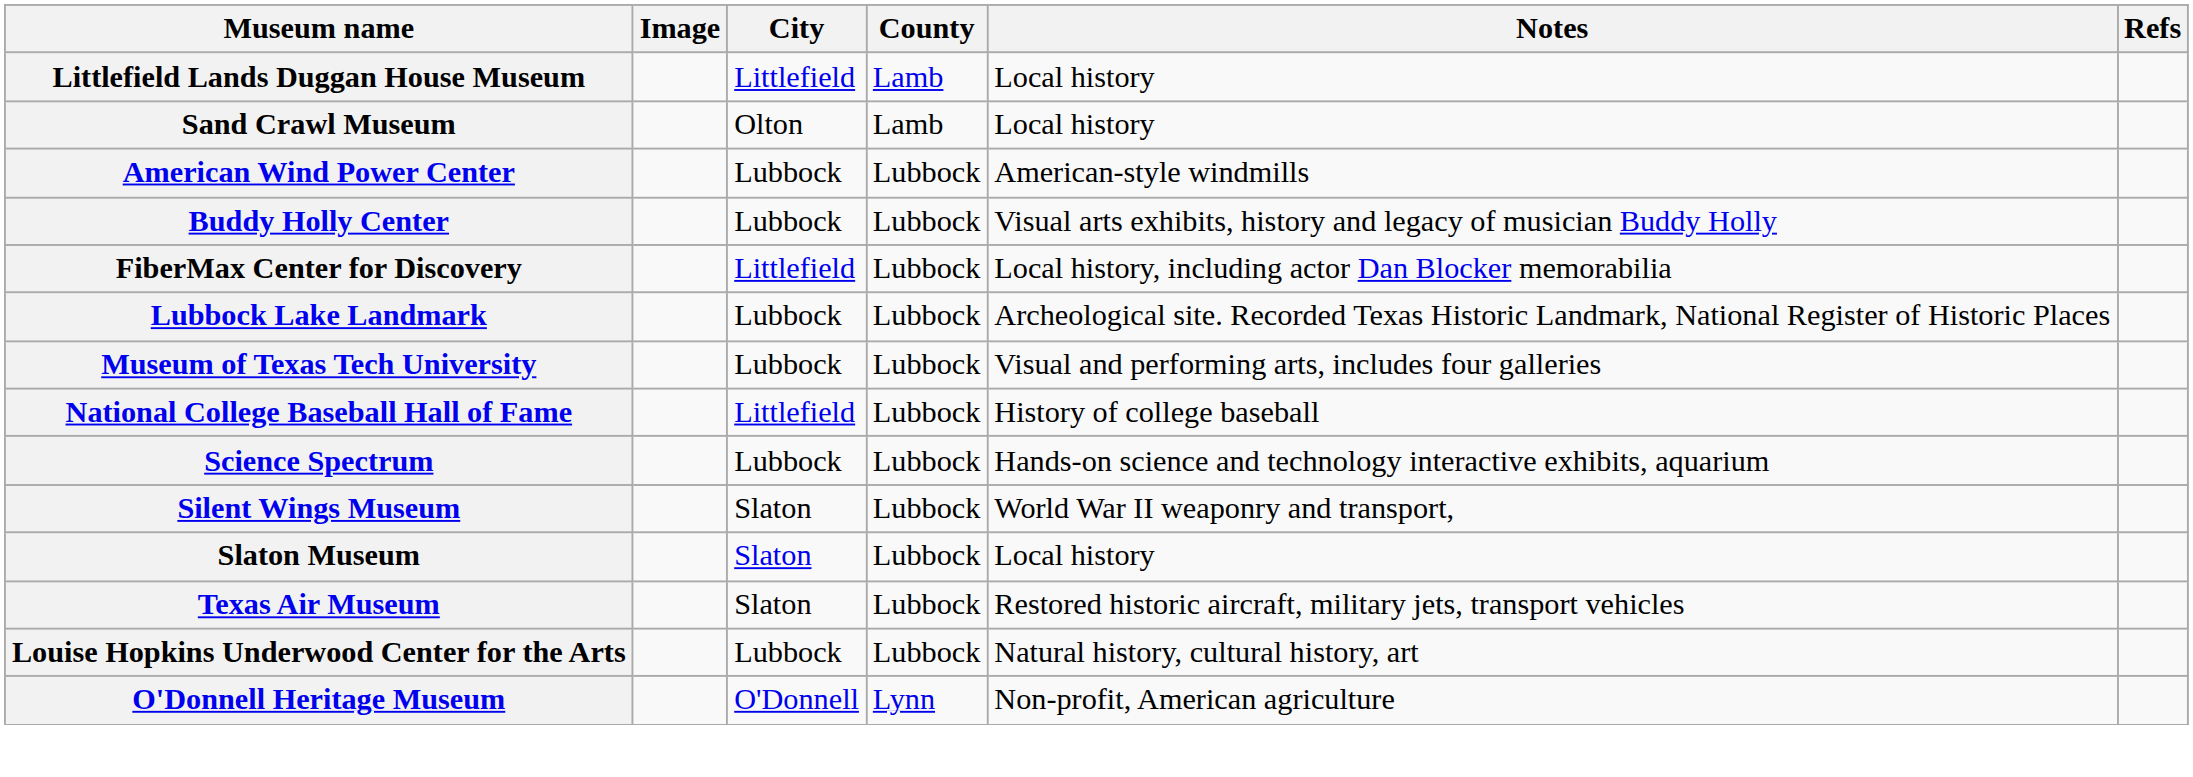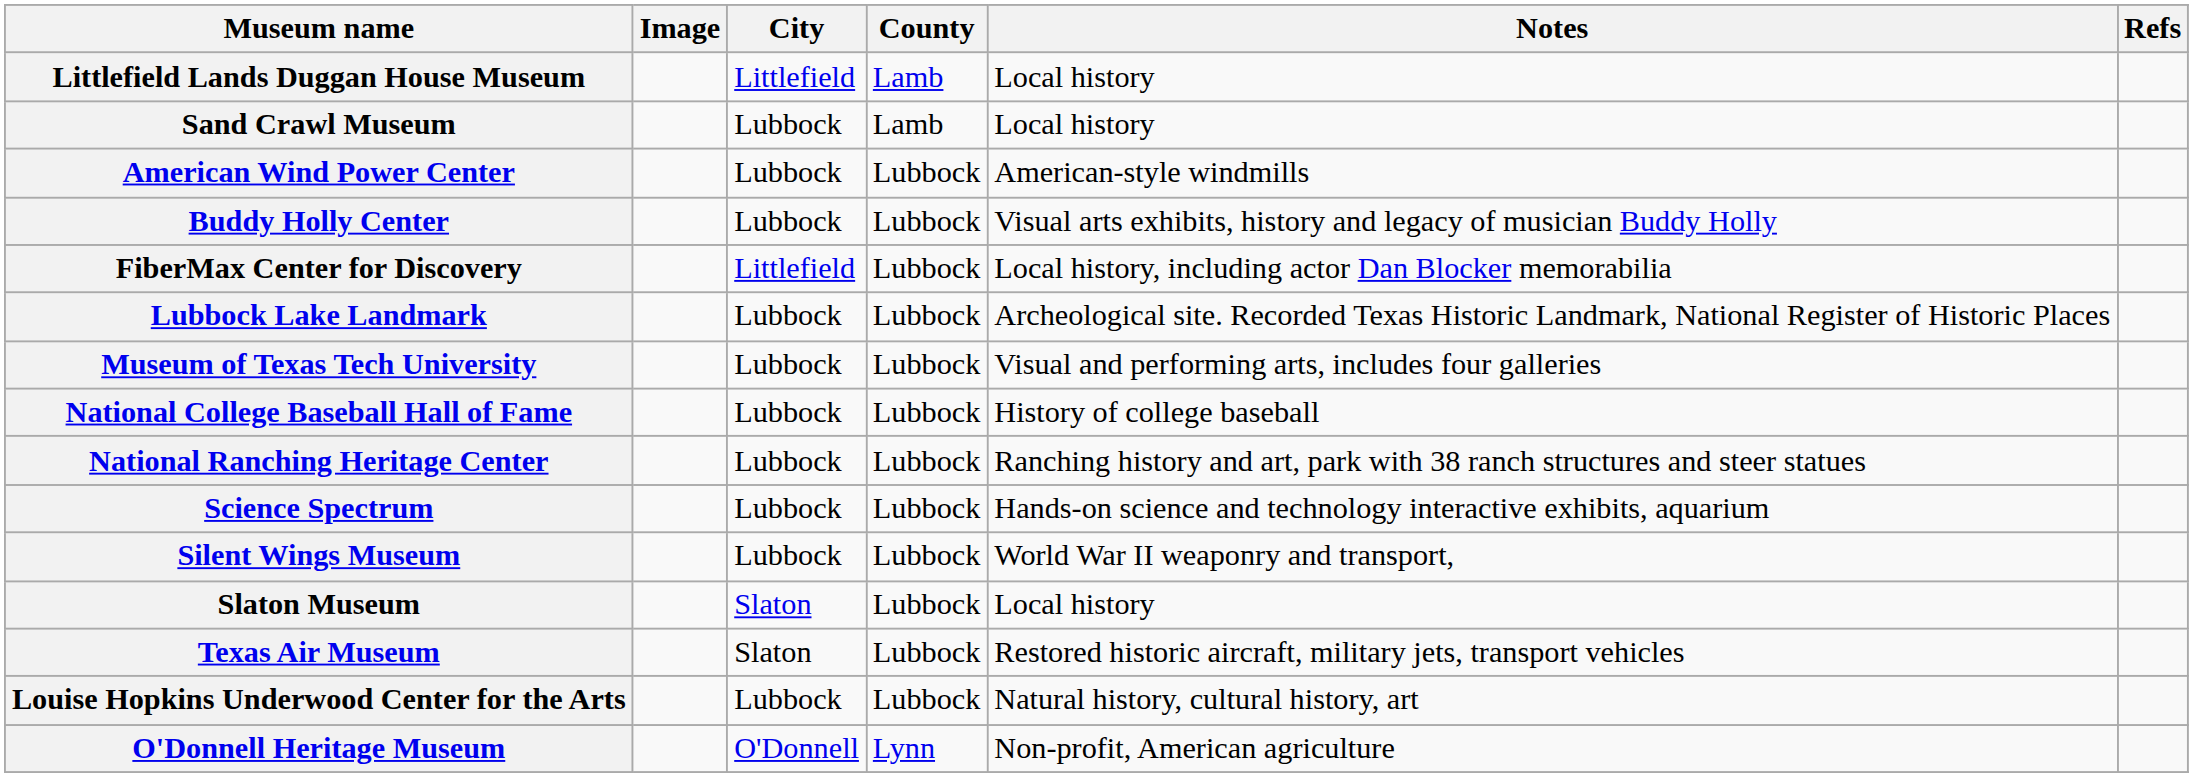(769, 124) Olton -> (788, 124) Lubbock
(795, 412) Littlefield -> (788, 412) Lubbock
+ row: (319, 460)
(773, 508) Slaton -> (788, 556) Lubbock
